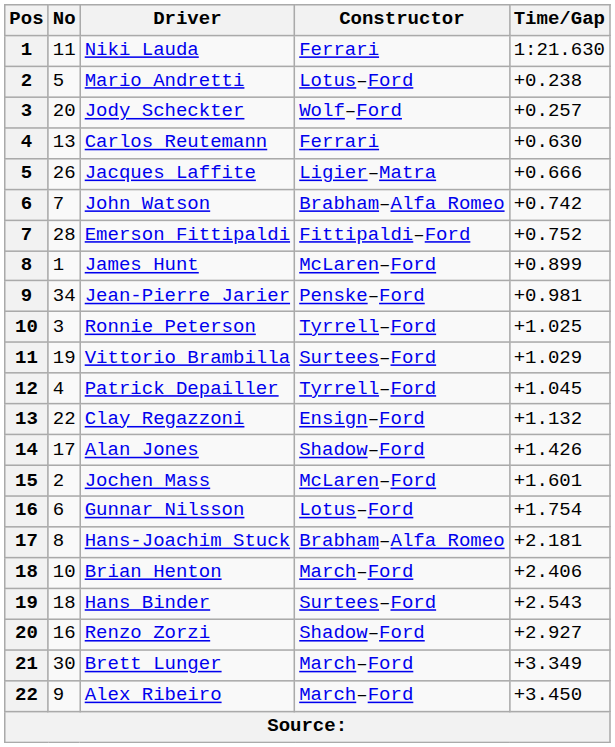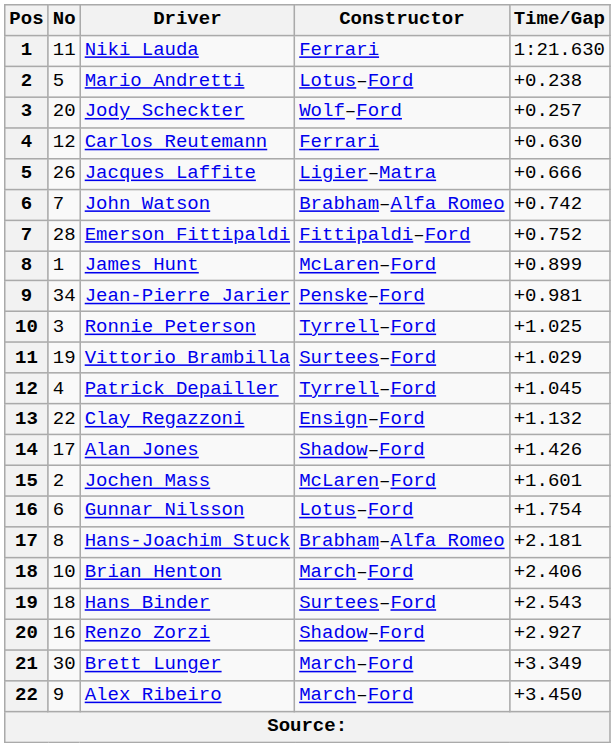(64, 143) 13 -> (64, 143) 12
